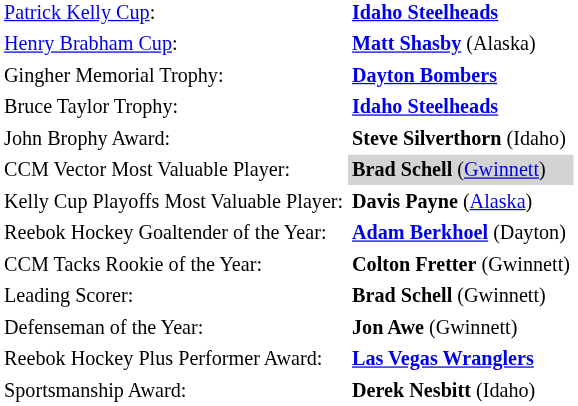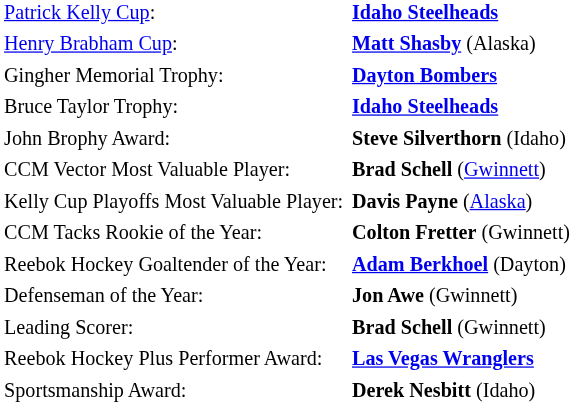(449, 169) lightgrey background -> (449, 169) no background
rows swapped: (165, 232) <-> (133, 264)
rows swapped: (104, 327) <-> (69, 295)
